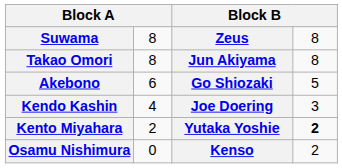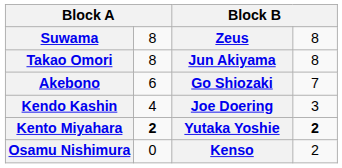(315, 83) 5 -> (315, 83) 7
(153, 128) normal -> (153, 128) bold
